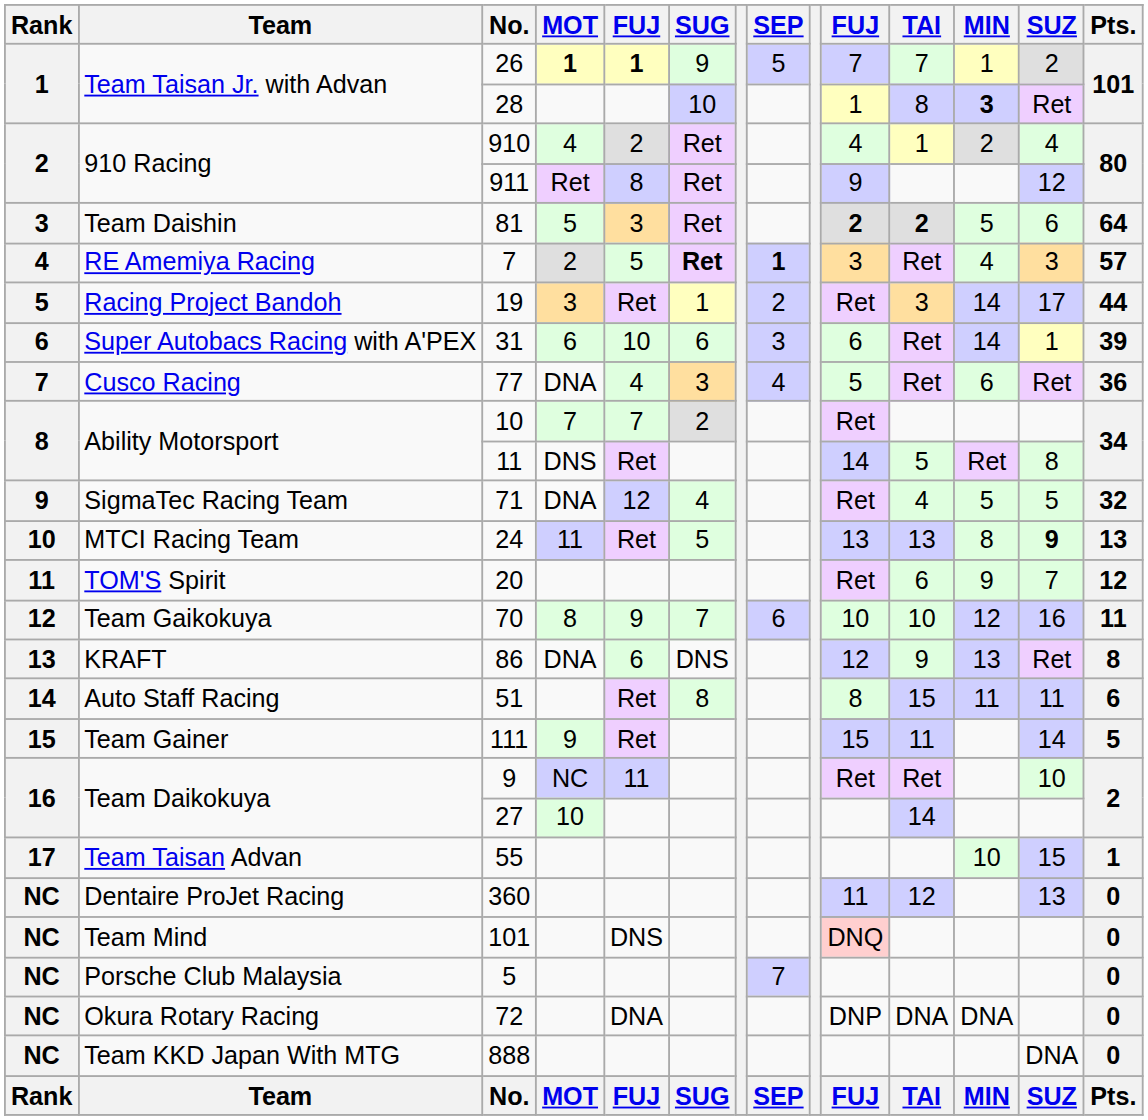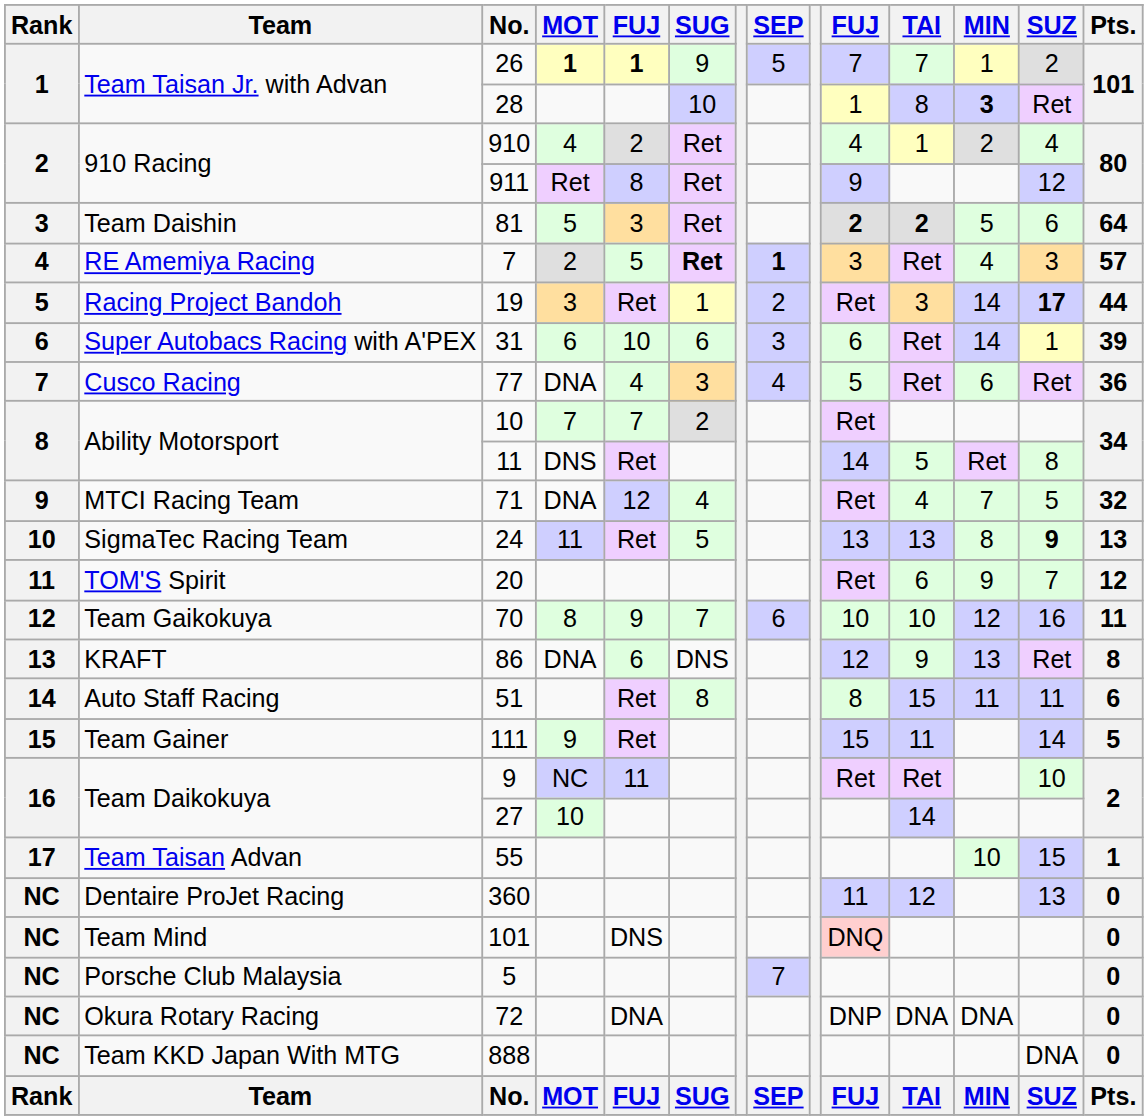(1052, 302) normal -> (1052, 302) bold
(216, 500) SigmaTec Racing Team -> (192, 500) MTCI Racing Team
(987, 500) 5 -> (987, 500) 7
(192, 540) MTCI Racing Team -> (216, 540) SigmaTec Racing Team
